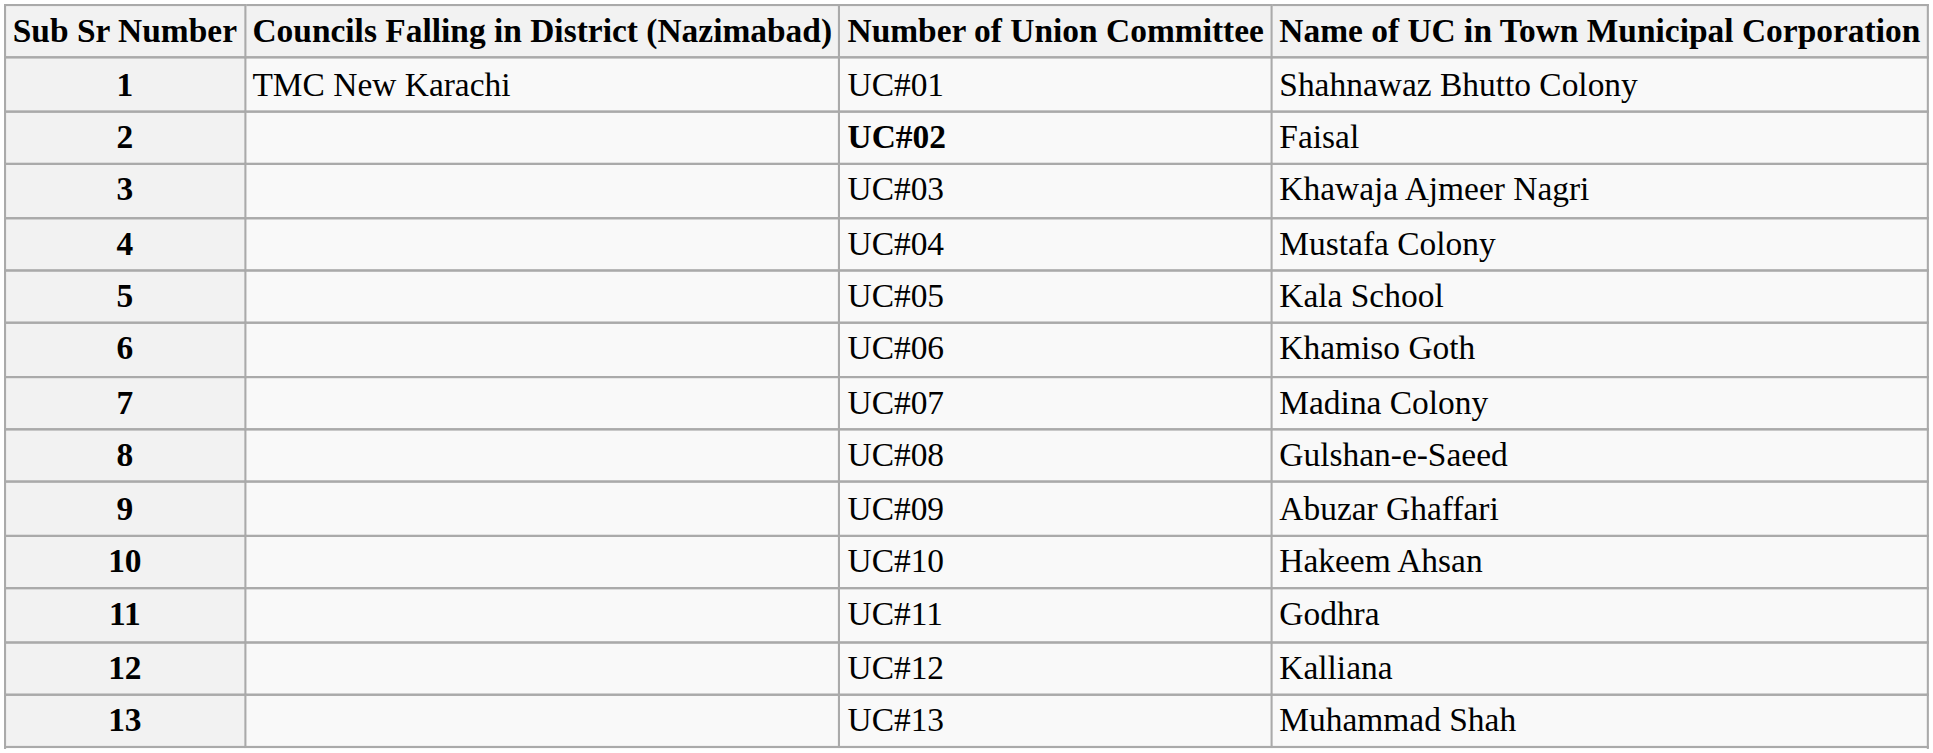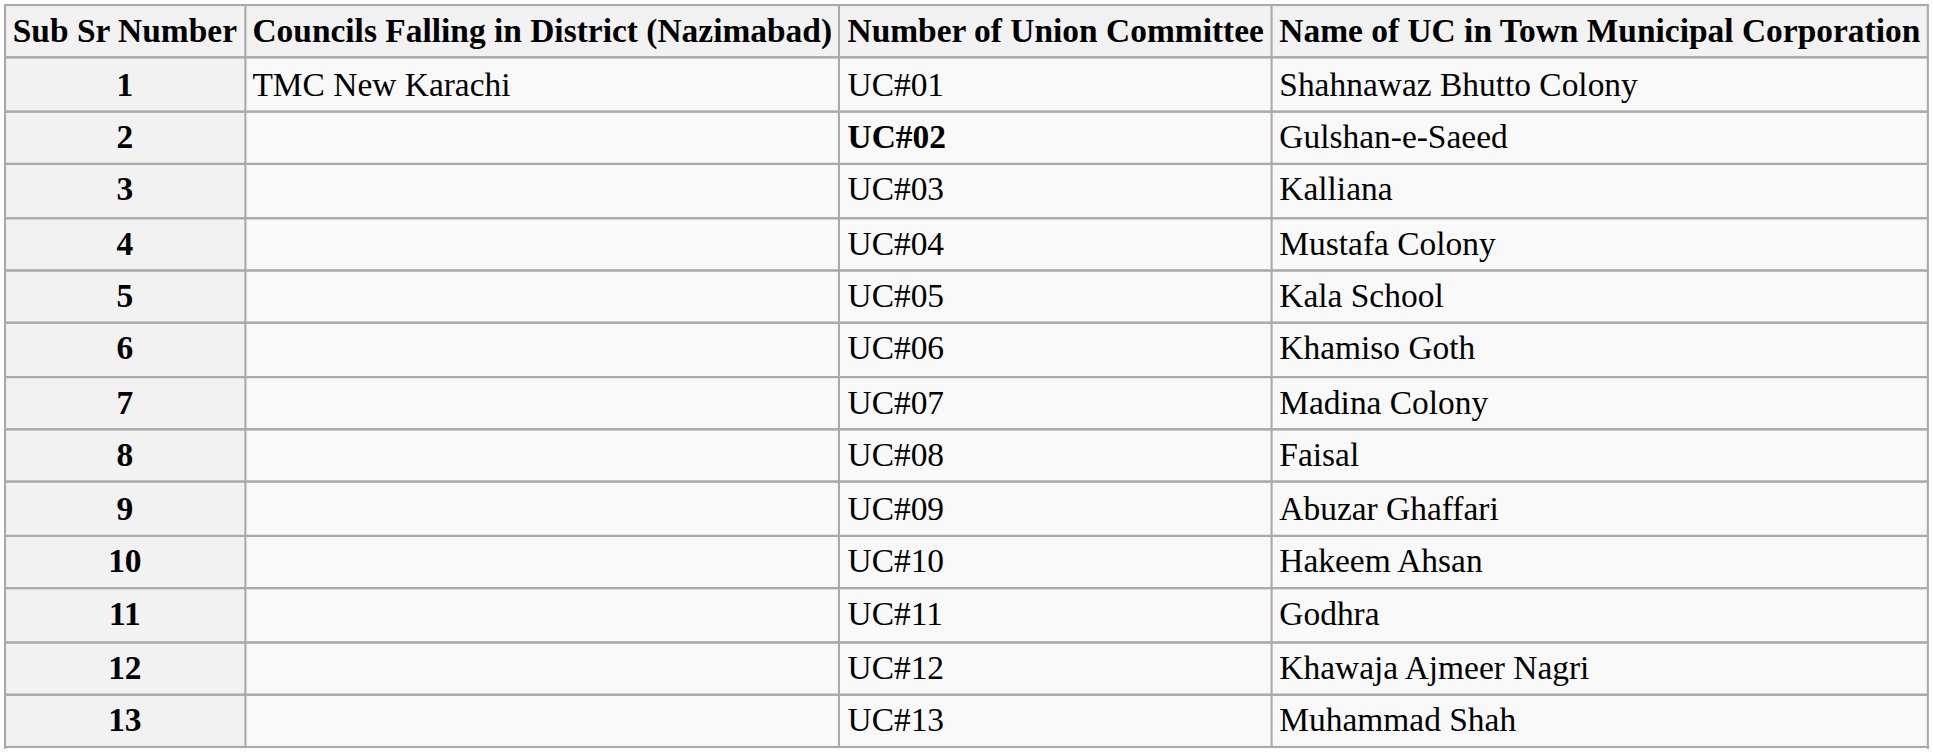(1319, 137) Faisal -> (1394, 137) Gulshan-e-Saeed
(1434, 190) Khawaja Ajmeer Nagri -> (1336, 190) Kalliana
(1394, 455) Gulshan-e-Saeed -> (1319, 455) Faisal
(1336, 667) Kalliana -> (1434, 667) Khawaja Ajmeer Nagri
